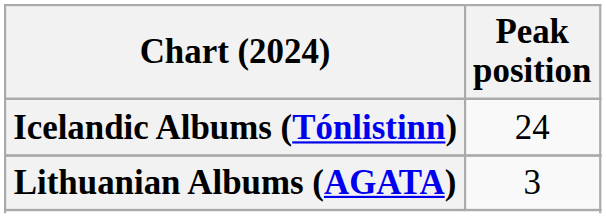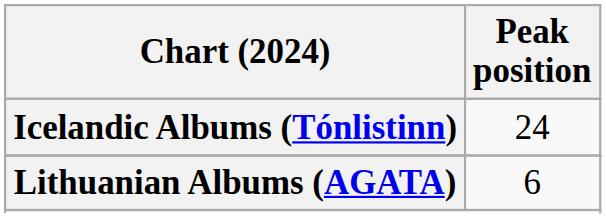(532, 182) 3 -> (532, 182) 6
